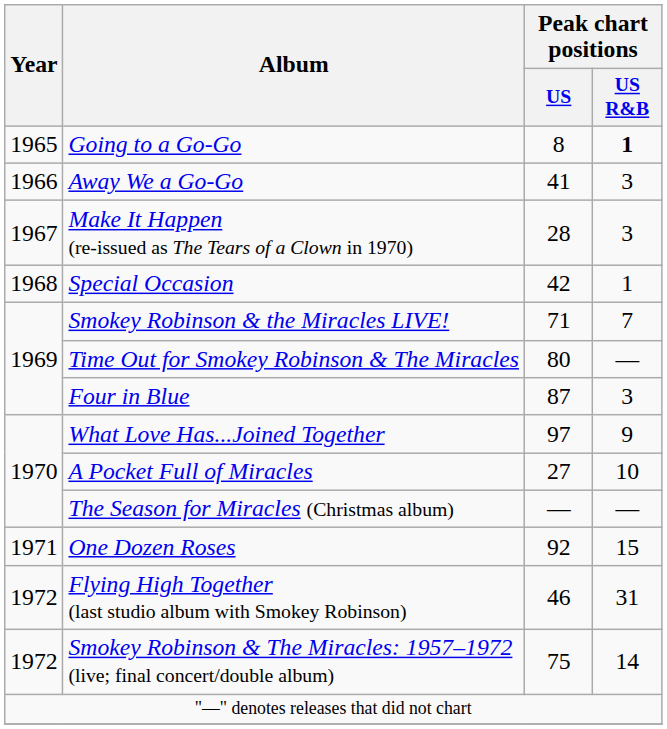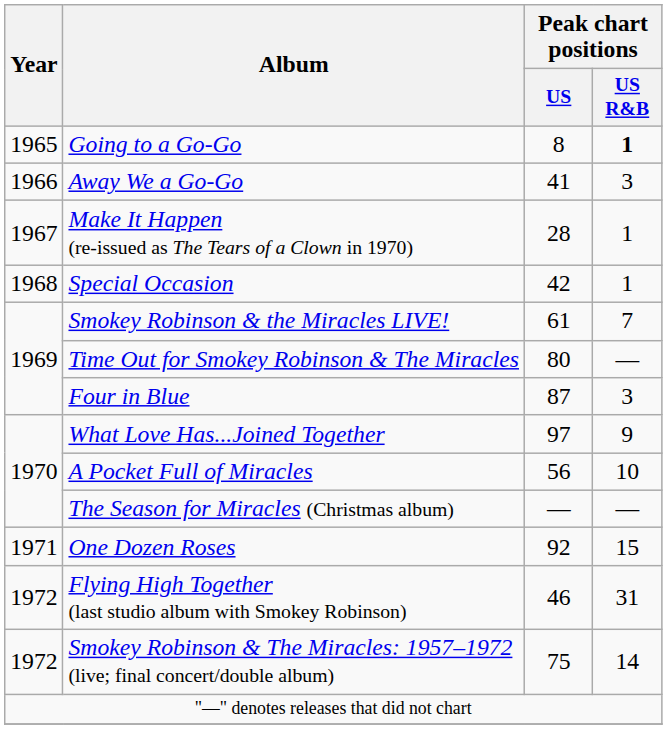(627, 232) 3 -> (627, 232) 1
(559, 321) 71 -> (559, 321) 61
(559, 471) 27 -> (559, 471) 56
